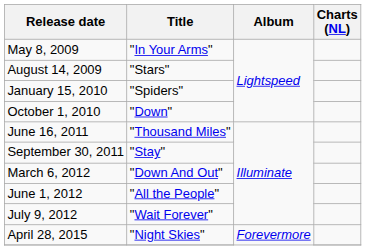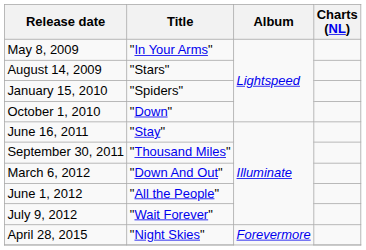(180, 132) "Thousand Miles" -> (147, 132) "Stay"
(147, 152) "Stay" -> (180, 152) "Thousand Miles"
